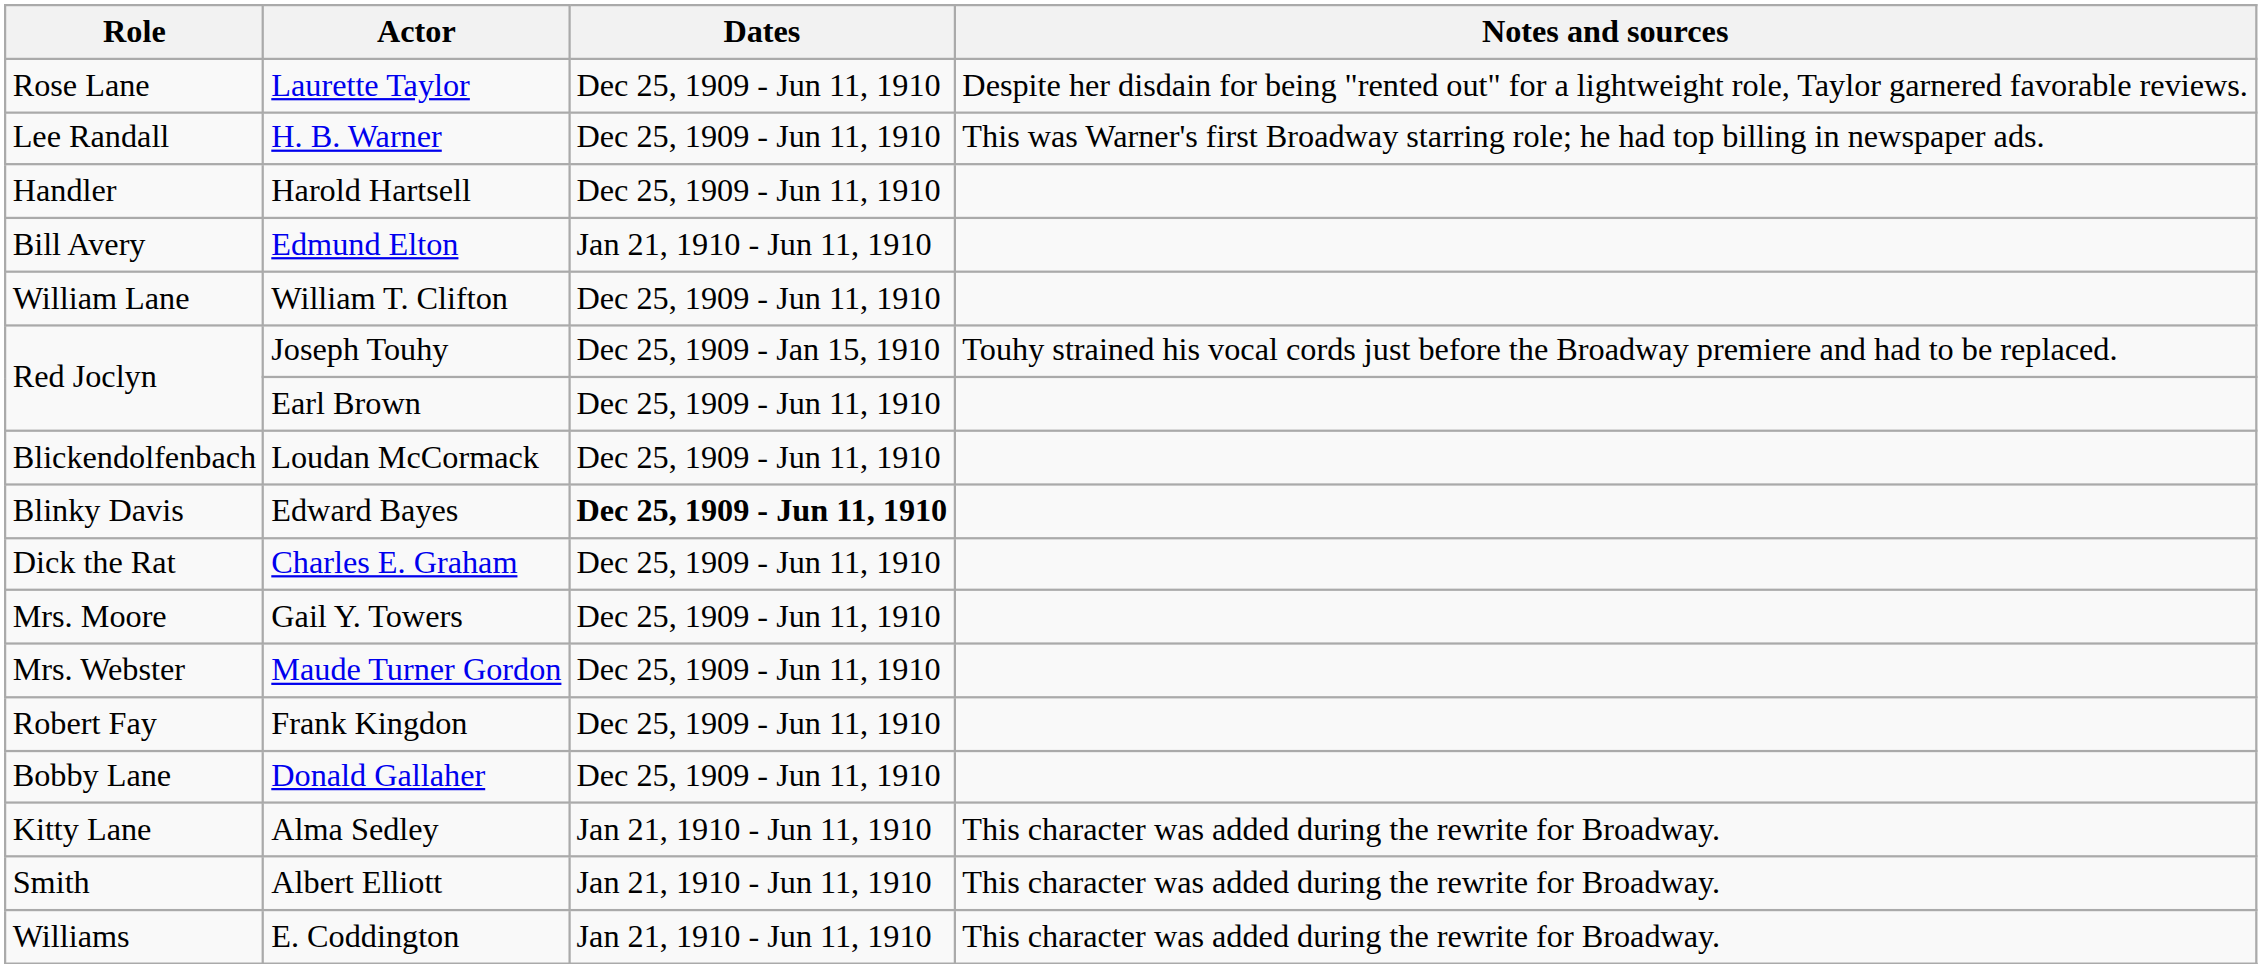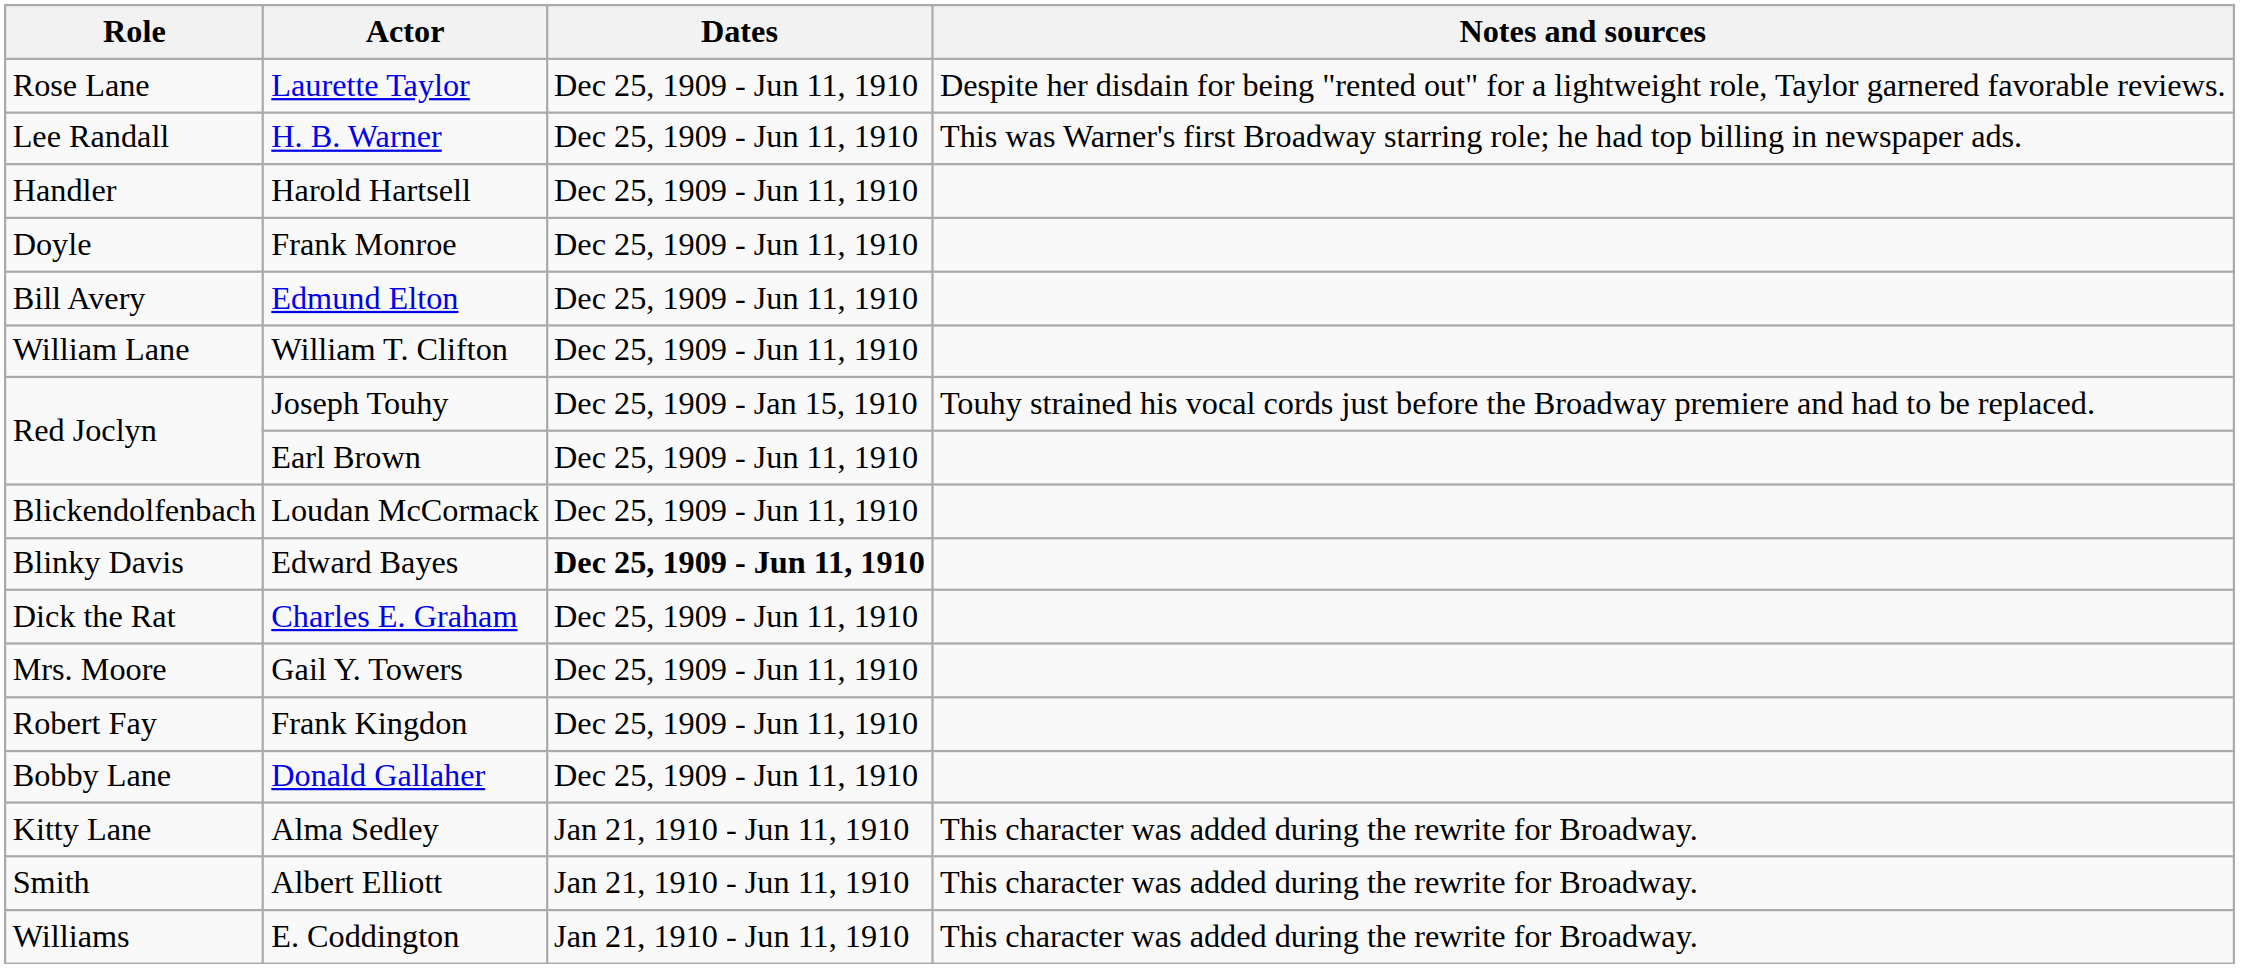+ row: (364, 244)
(754, 244) Jan 21, 1910 - Jun 11, 1910 -> (736, 297) Dec 25, 1909 - Jun 11, 1910
- row: (416, 669)
